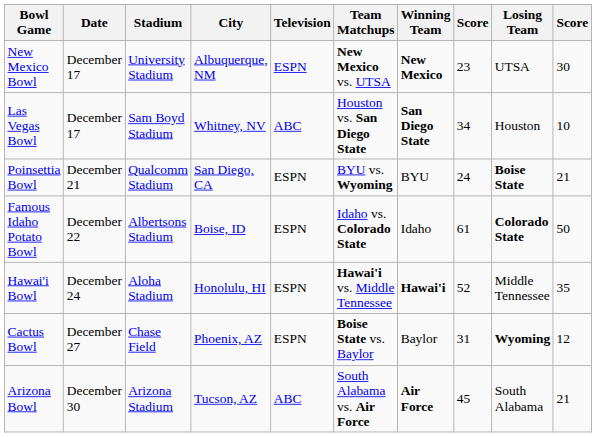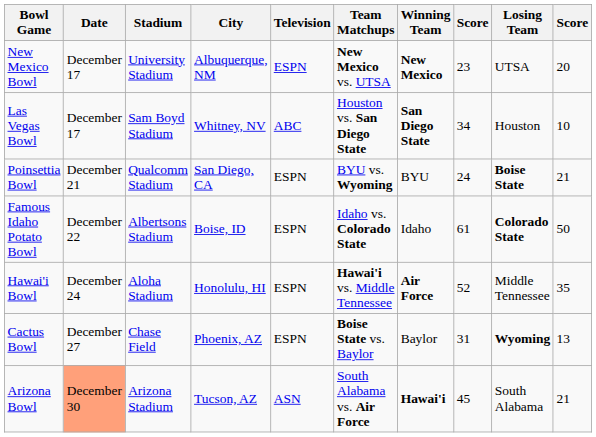(563, 66) 30 -> (563, 66) 20
(423, 288) Hawai'i -> (417, 288) Air Force
(563, 339) 12 -> (563, 339) 13
(94, 398) no background -> (94, 398) lightsalmon background
(288, 398) ABC -> (287, 398) ASN
(417, 398) Air Force -> (423, 398) Hawai'i
